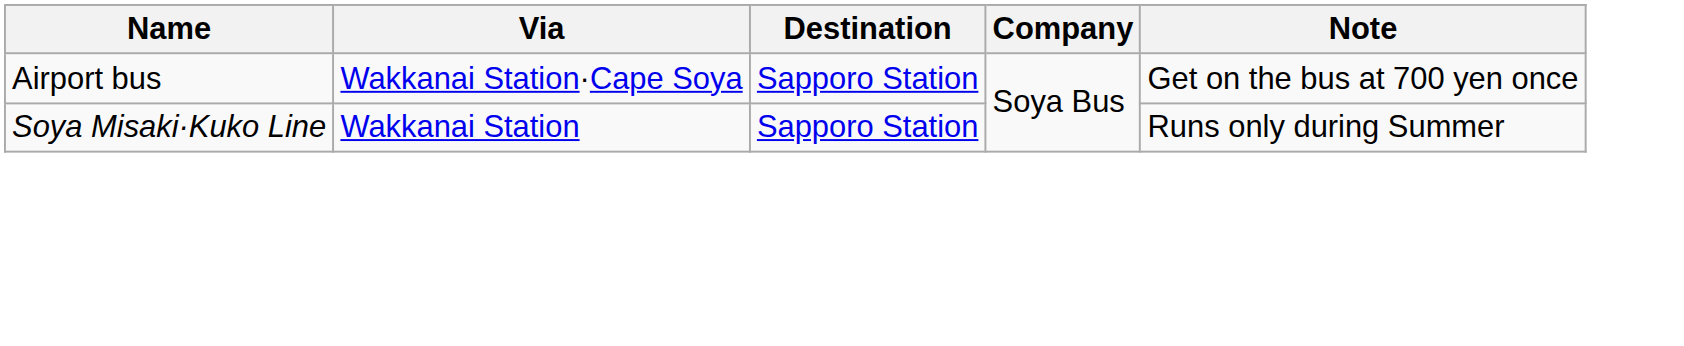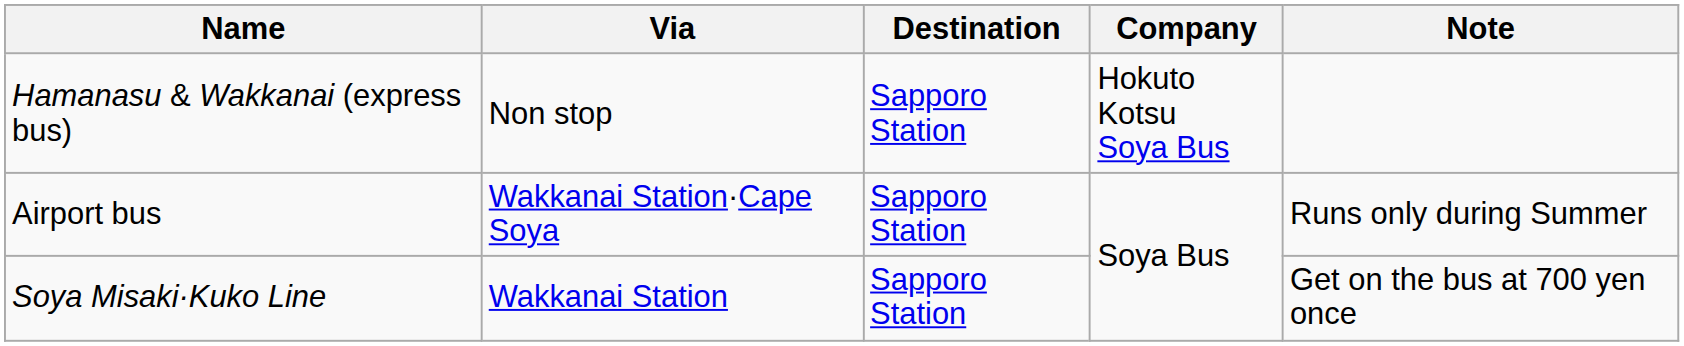+ row: (237, 112)
(1363, 77) Get on the bus at 700 yen once -> (1468, 213) Runs only during Summer
(1326, 126) Runs only during Summer -> (1468, 297) Get on the bus at 700 yen once
